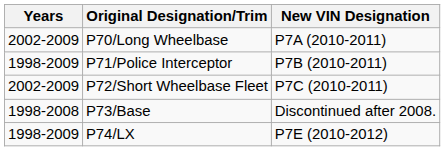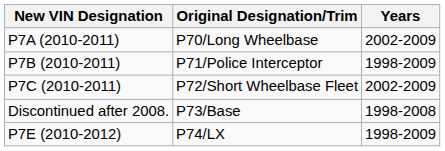columns swapped: (43, 16) <-> (355, 16)
